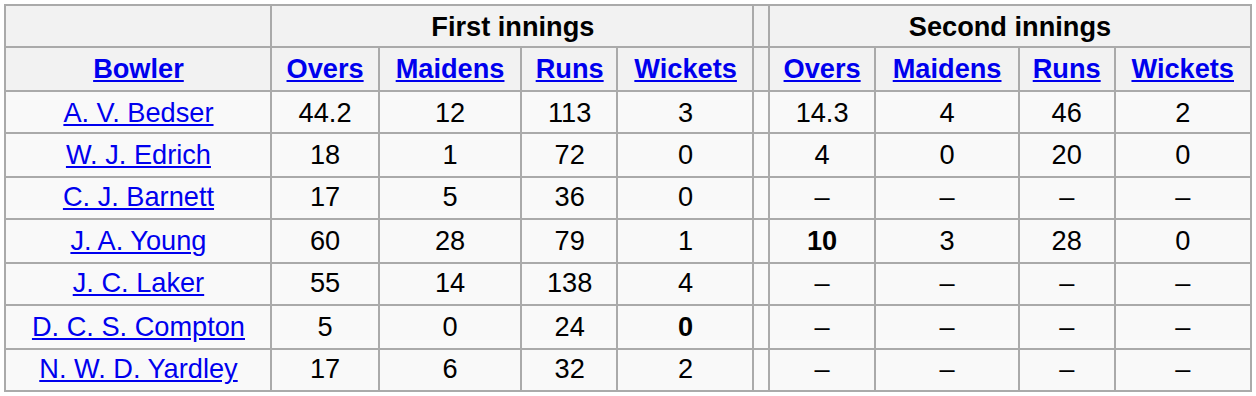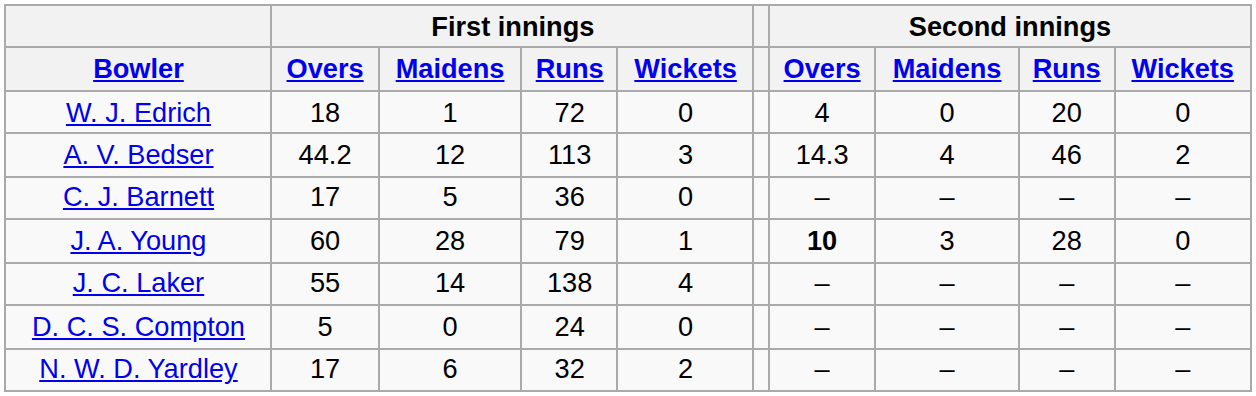rows swapped: (138, 155) <-> (138, 112)
(686, 326) bold -> (686, 326) normal
